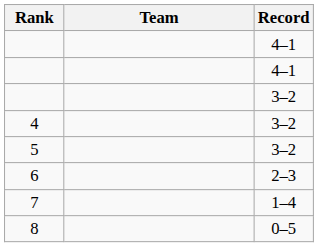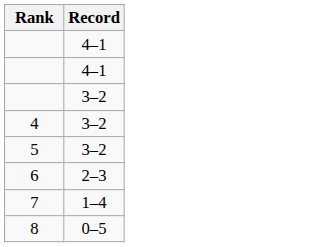- column: (159, 17)
